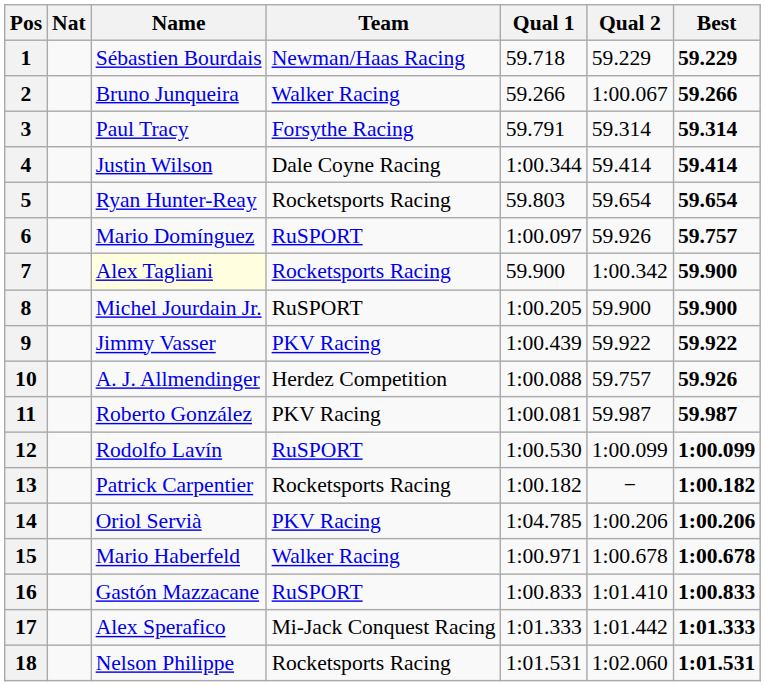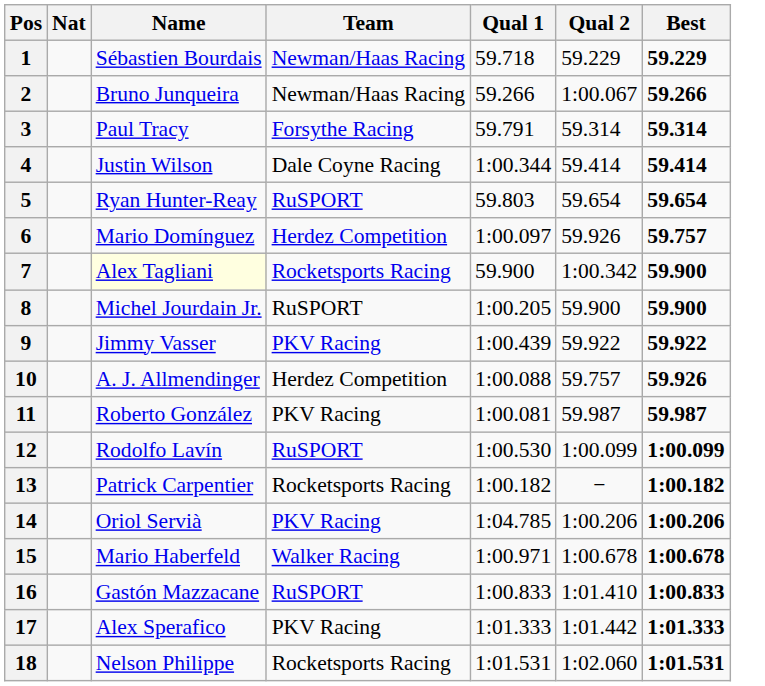(336, 93) Walker Racing -> (368, 93) Newman/Haas Racing
(361, 200) Rocketsports Racing -> (317, 200) RuSPORT
(317, 236) RuSPORT -> (359, 236) Herdez Competition
(384, 627) Mi-Jack Conquest Racing -> (326, 627) PKV Racing
